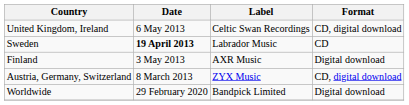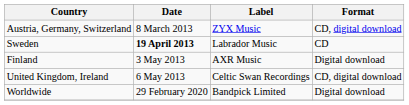rows swapped: (69, 76) <-> (57, 28)
